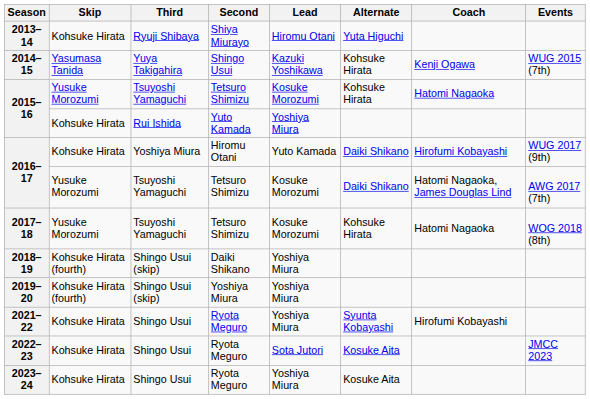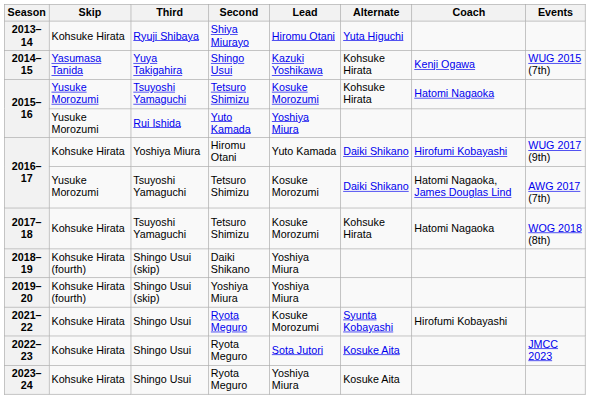(88, 123) Kohsuke Hirata -> (75, 123) Yusuke Morozumi
(75, 228) Yusuke Morozumi -> (88, 228) Kohsuke Hirata
(290, 321) Yoshiya Miura -> (295, 321) Kosuke Morozumi
